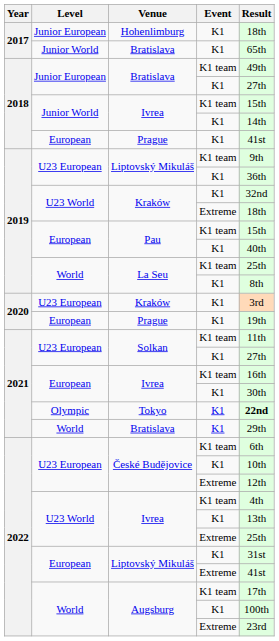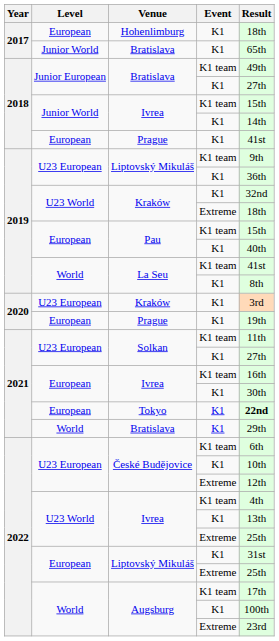(70, 31) Junior European -> (70, 31) European
(257, 266) 25th -> (257, 266) 41st
(70, 411) Olympic -> (70, 411) European
(257, 573) 41st -> (257, 573) 25th
